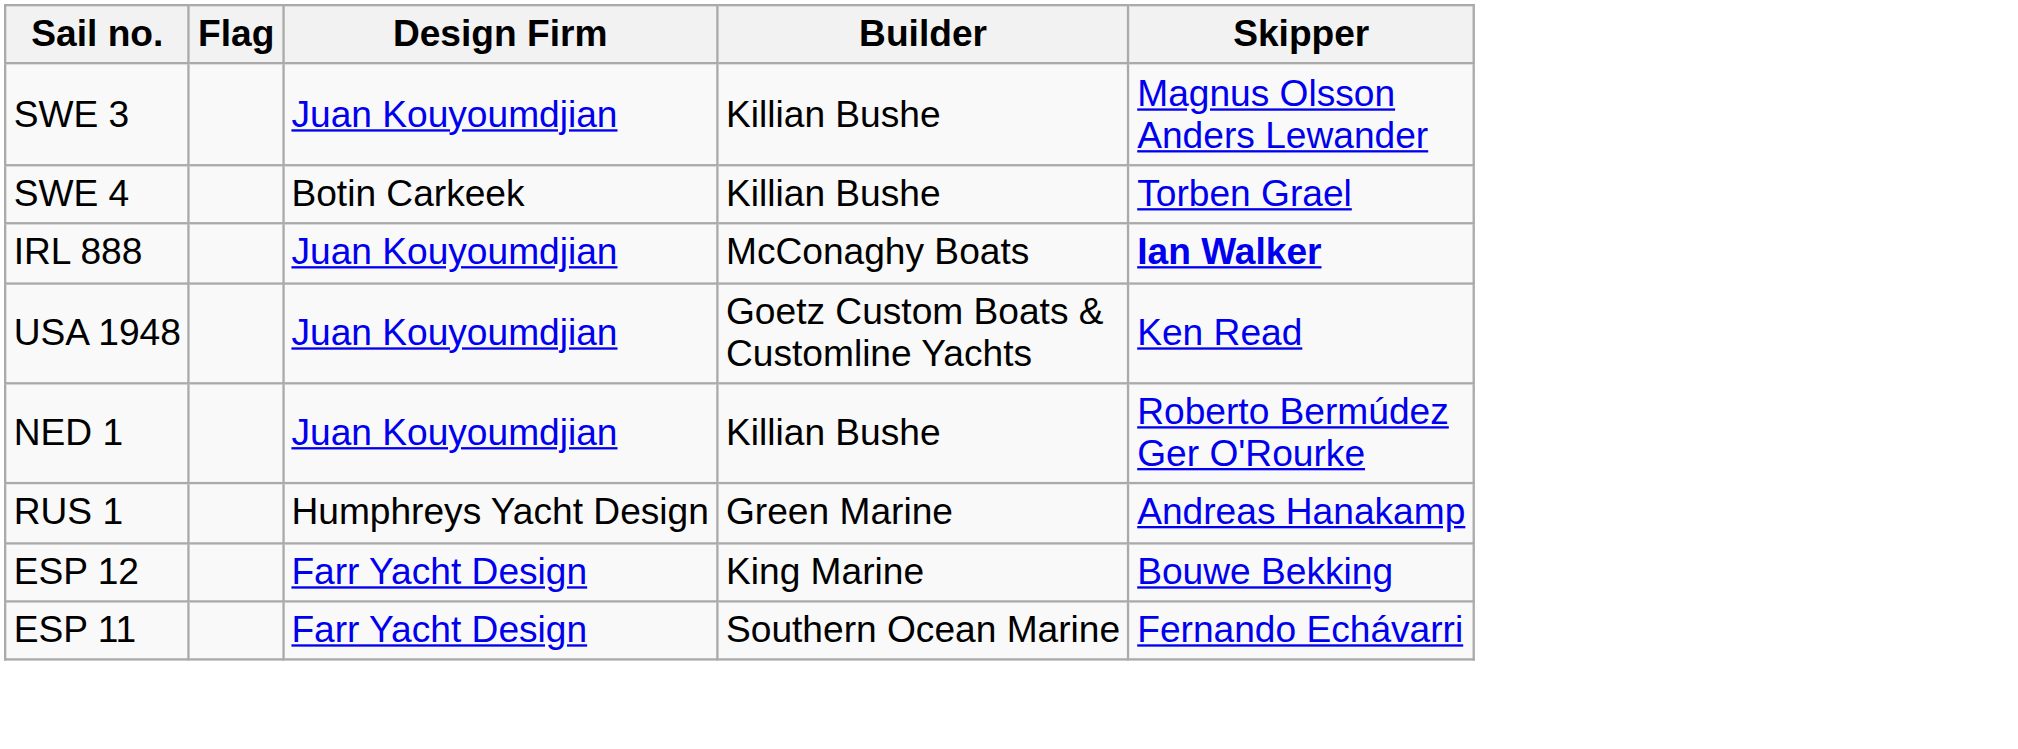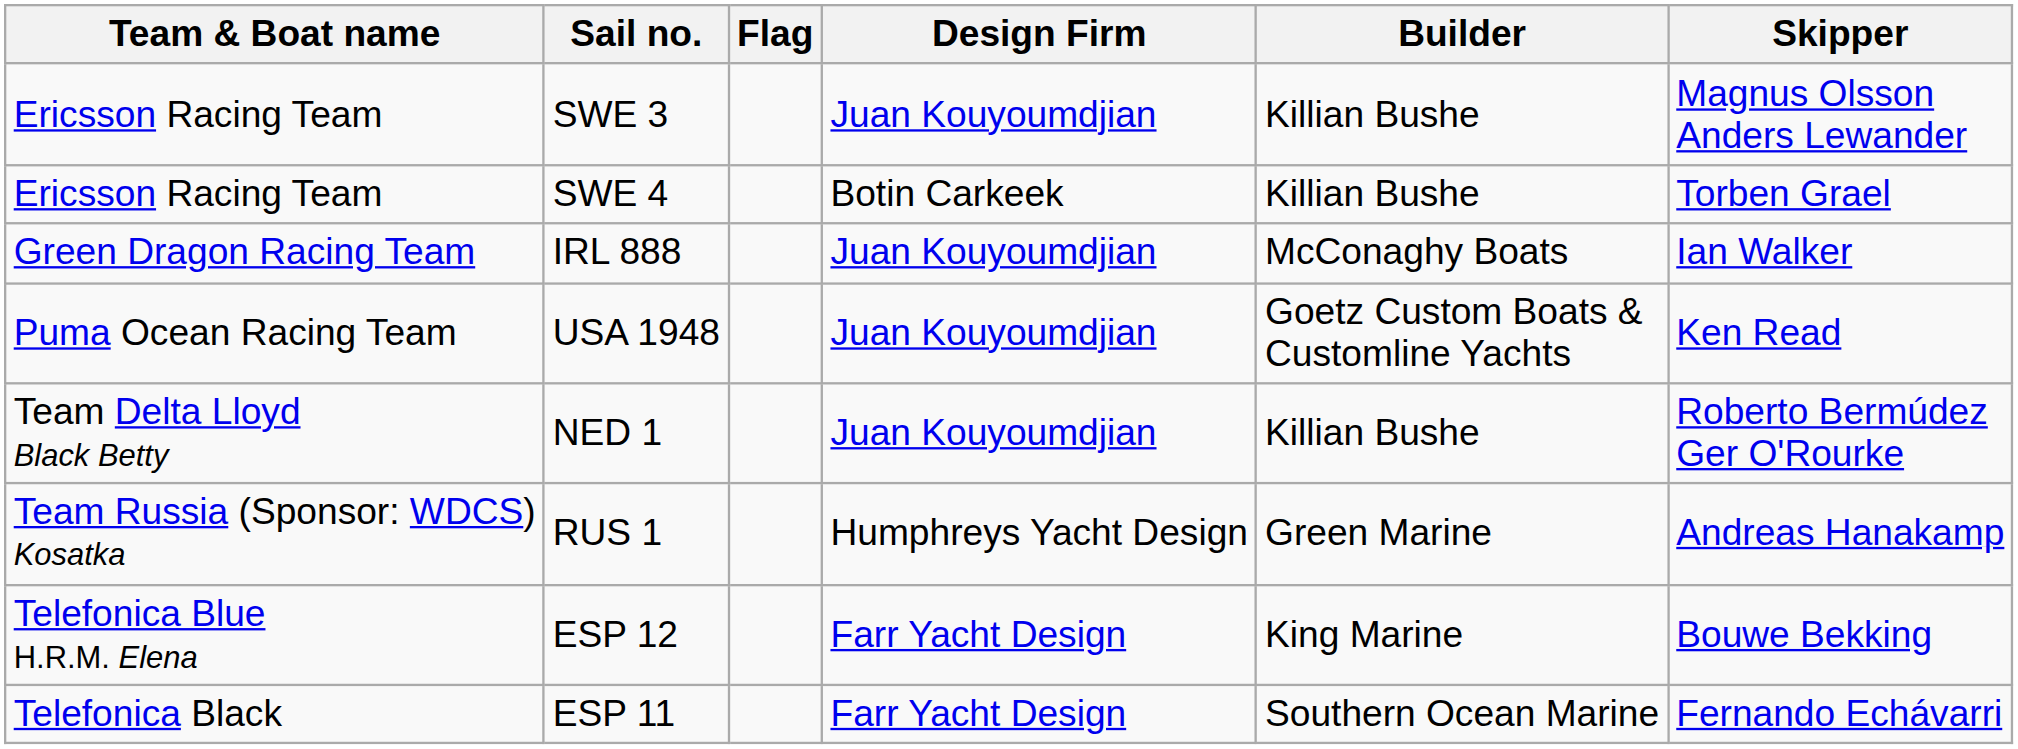+ column: (275, 33)
(1229, 252) bold -> (1764, 252) normal
